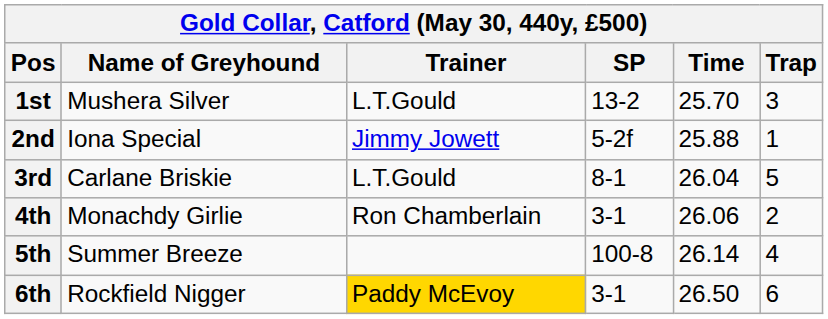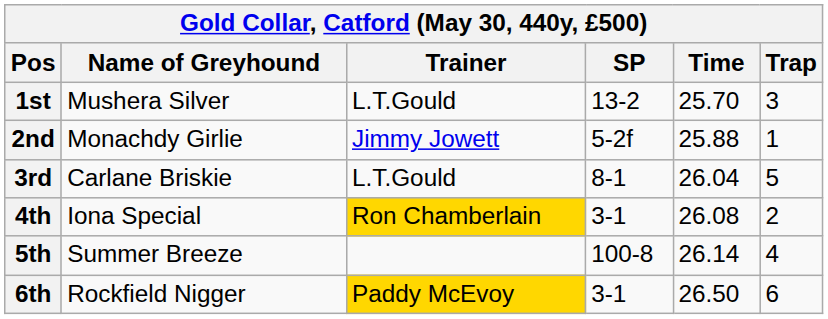(134, 139) Iona Special -> (155, 139) Monachdy Girlie
(155, 216) Monachdy Girlie -> (134, 216) Iona Special
(447, 216) no background -> (447, 216) gold background
(709, 216) 26.06 -> (709, 216) 26.08
